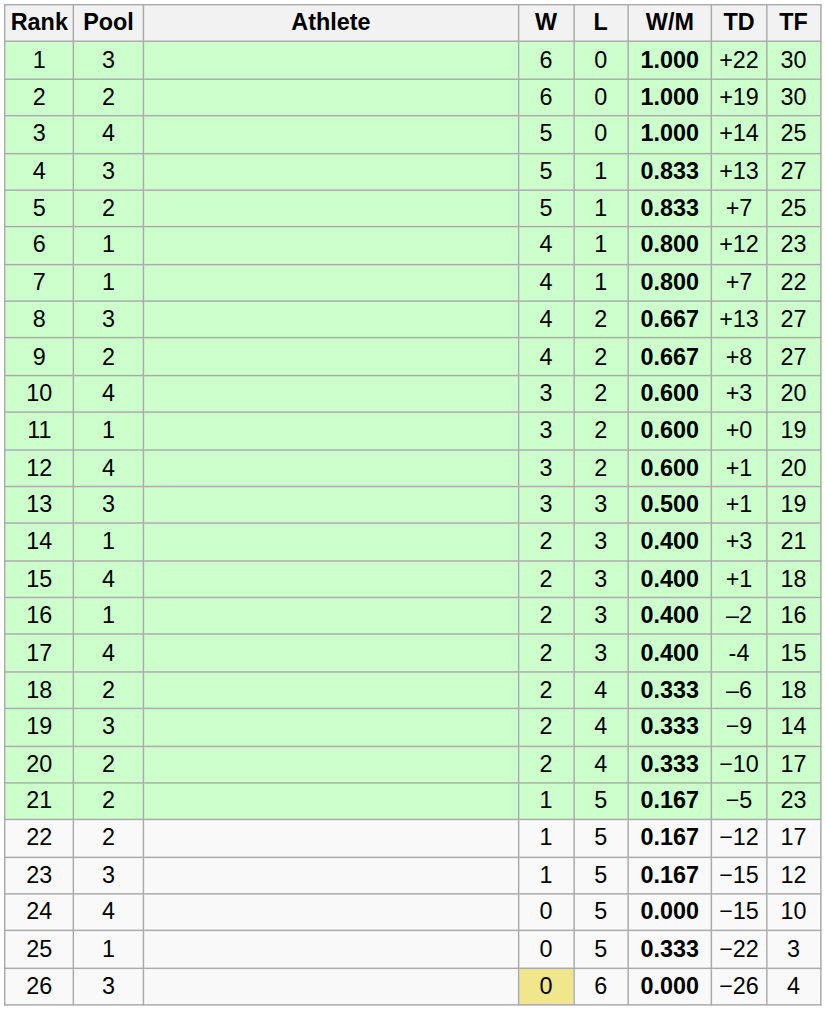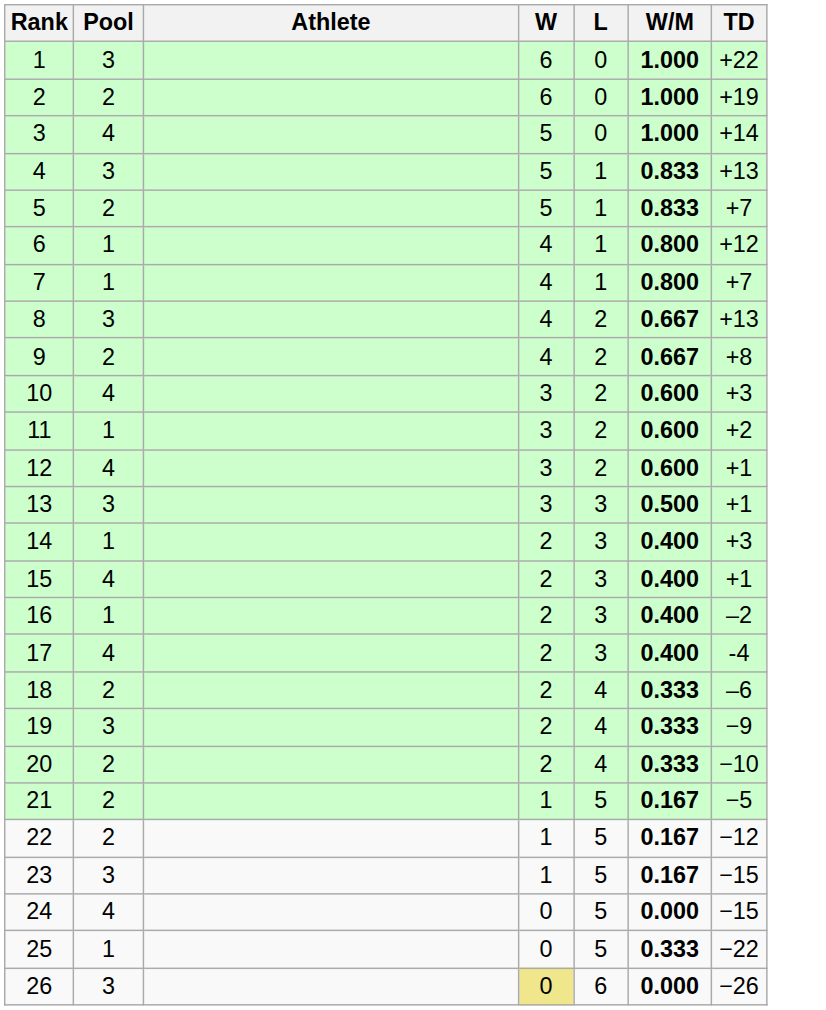- column: (794, 23)
(739, 430) +0 -> (739, 430) +2
